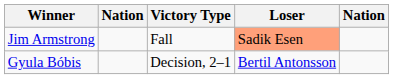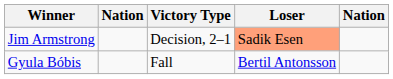(162, 39) Fall -> (191, 39) Decision, 2–1
(191, 62) Decision, 2–1 -> (162, 62) Fall
